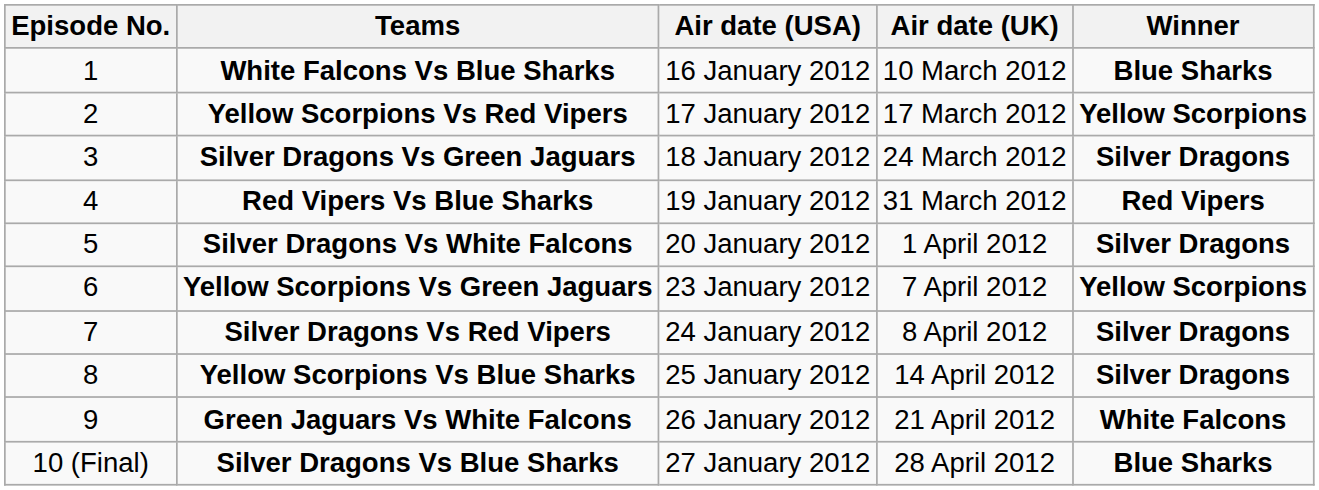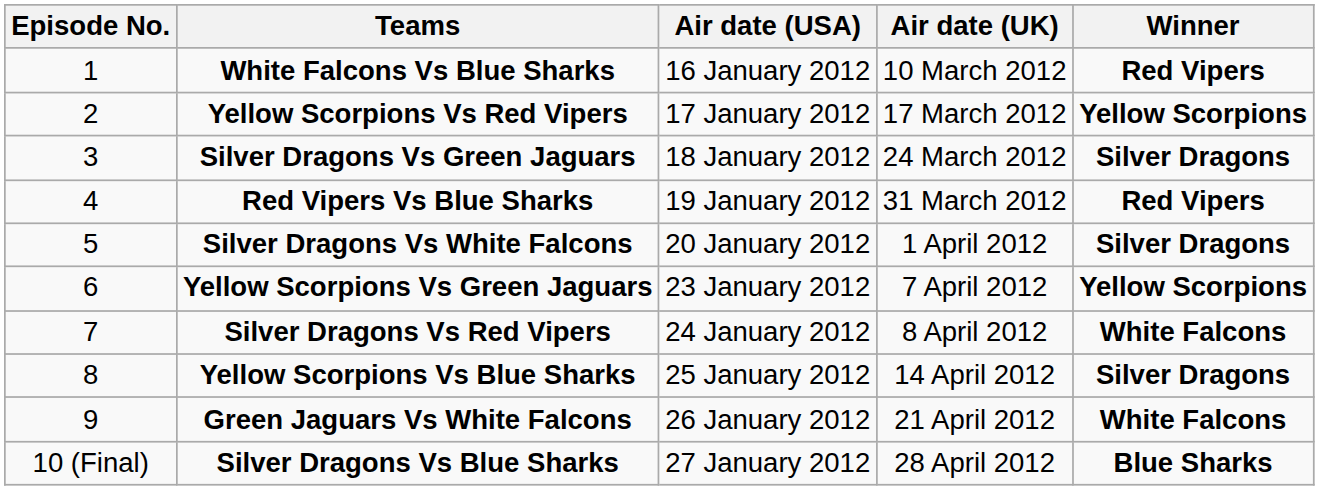(1193, 69) Blue Sharks -> (1193, 69) Red Vipers
(1193, 331) Silver Dragons -> (1193, 331) White Falcons
